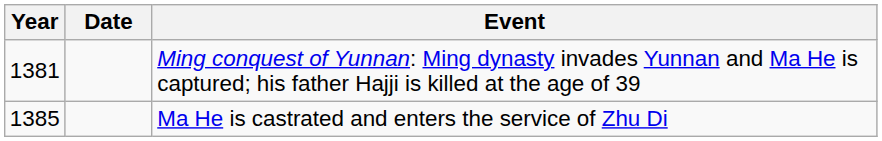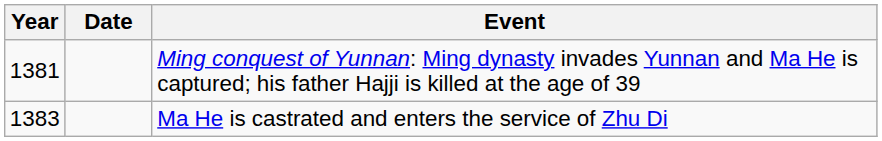(35, 118) 1385 -> (35, 118) 1383
